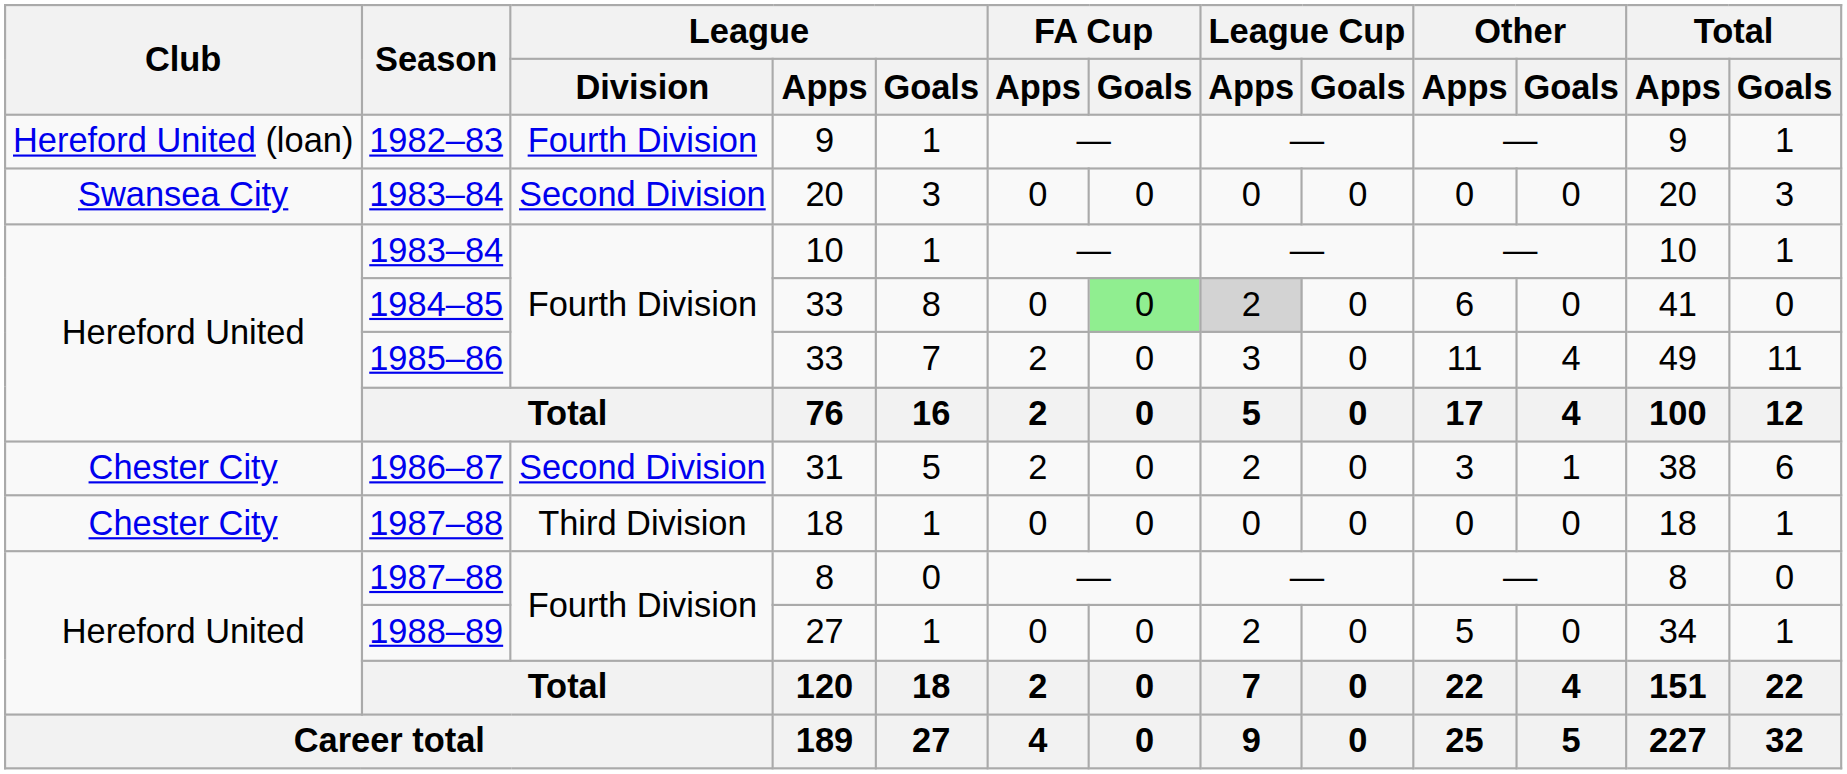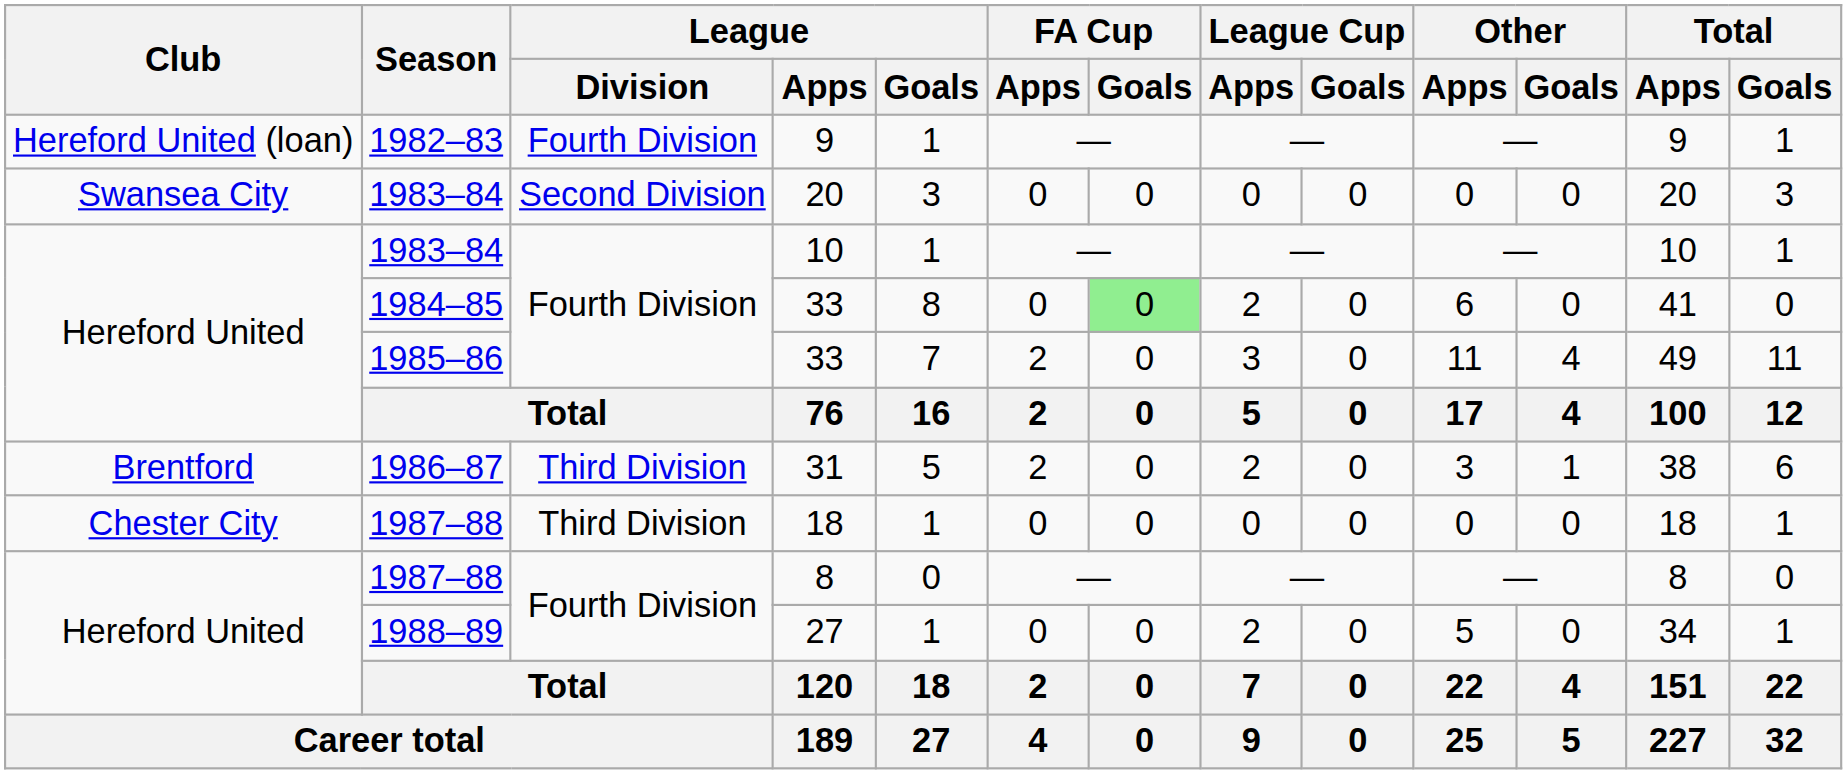(1251, 304) lightgrey background -> (1251, 304) no background
(183, 468) Chester City -> (183, 468) Brentford
(642, 468) Second Division -> (642, 468) Third Division
